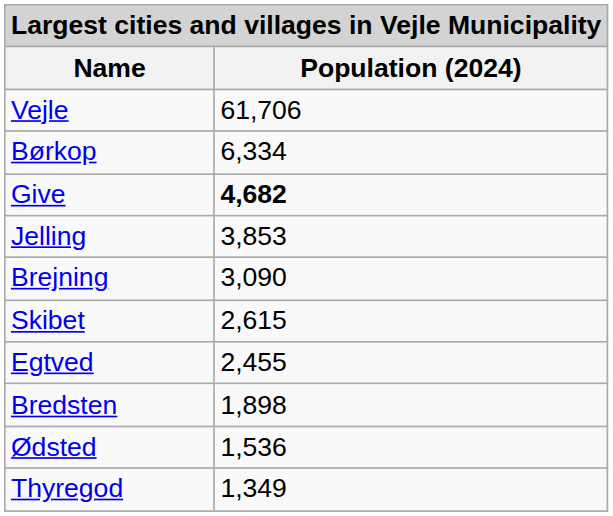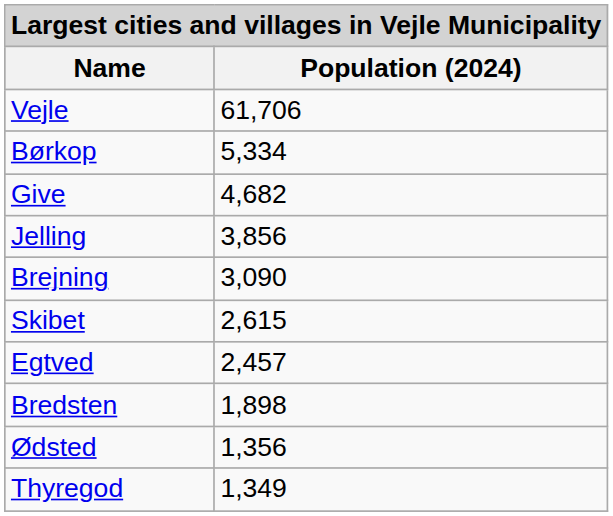(254, 151) 6,334 -> (254, 151) 5,334
(254, 194) bold -> (254, 194) normal
(254, 236) 3,853 -> (254, 236) 3,856
(254, 362) 2,455 -> (254, 362) 2,457
(254, 446) 1,536 -> (254, 446) 1,356
